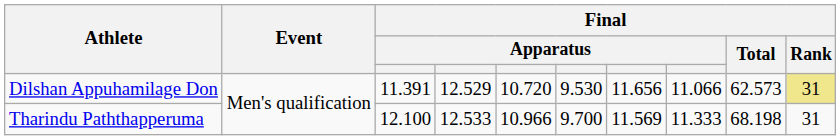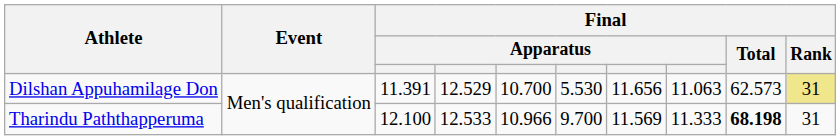(526, 88) 10.720 -> (526, 88) 10.700
(581, 88) 9.530 -> (581, 88) 5.530
(696, 88) 11.066 -> (696, 88) 11.063
(756, 119) normal -> (756, 119) bold
